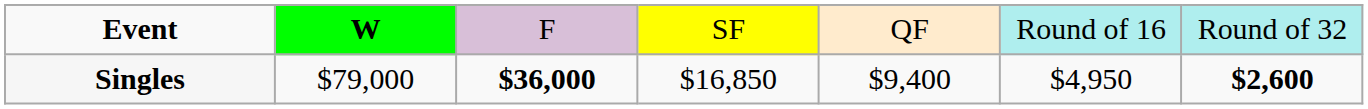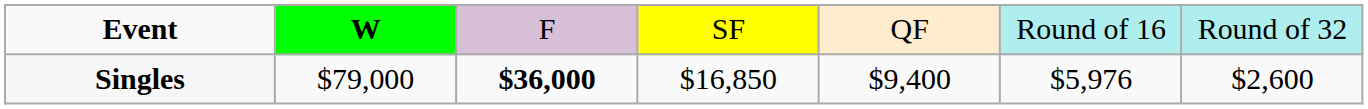(1091, 78) $4,950 -> (1091, 78) $5,976
(1272, 78) bold -> (1272, 78) normal
